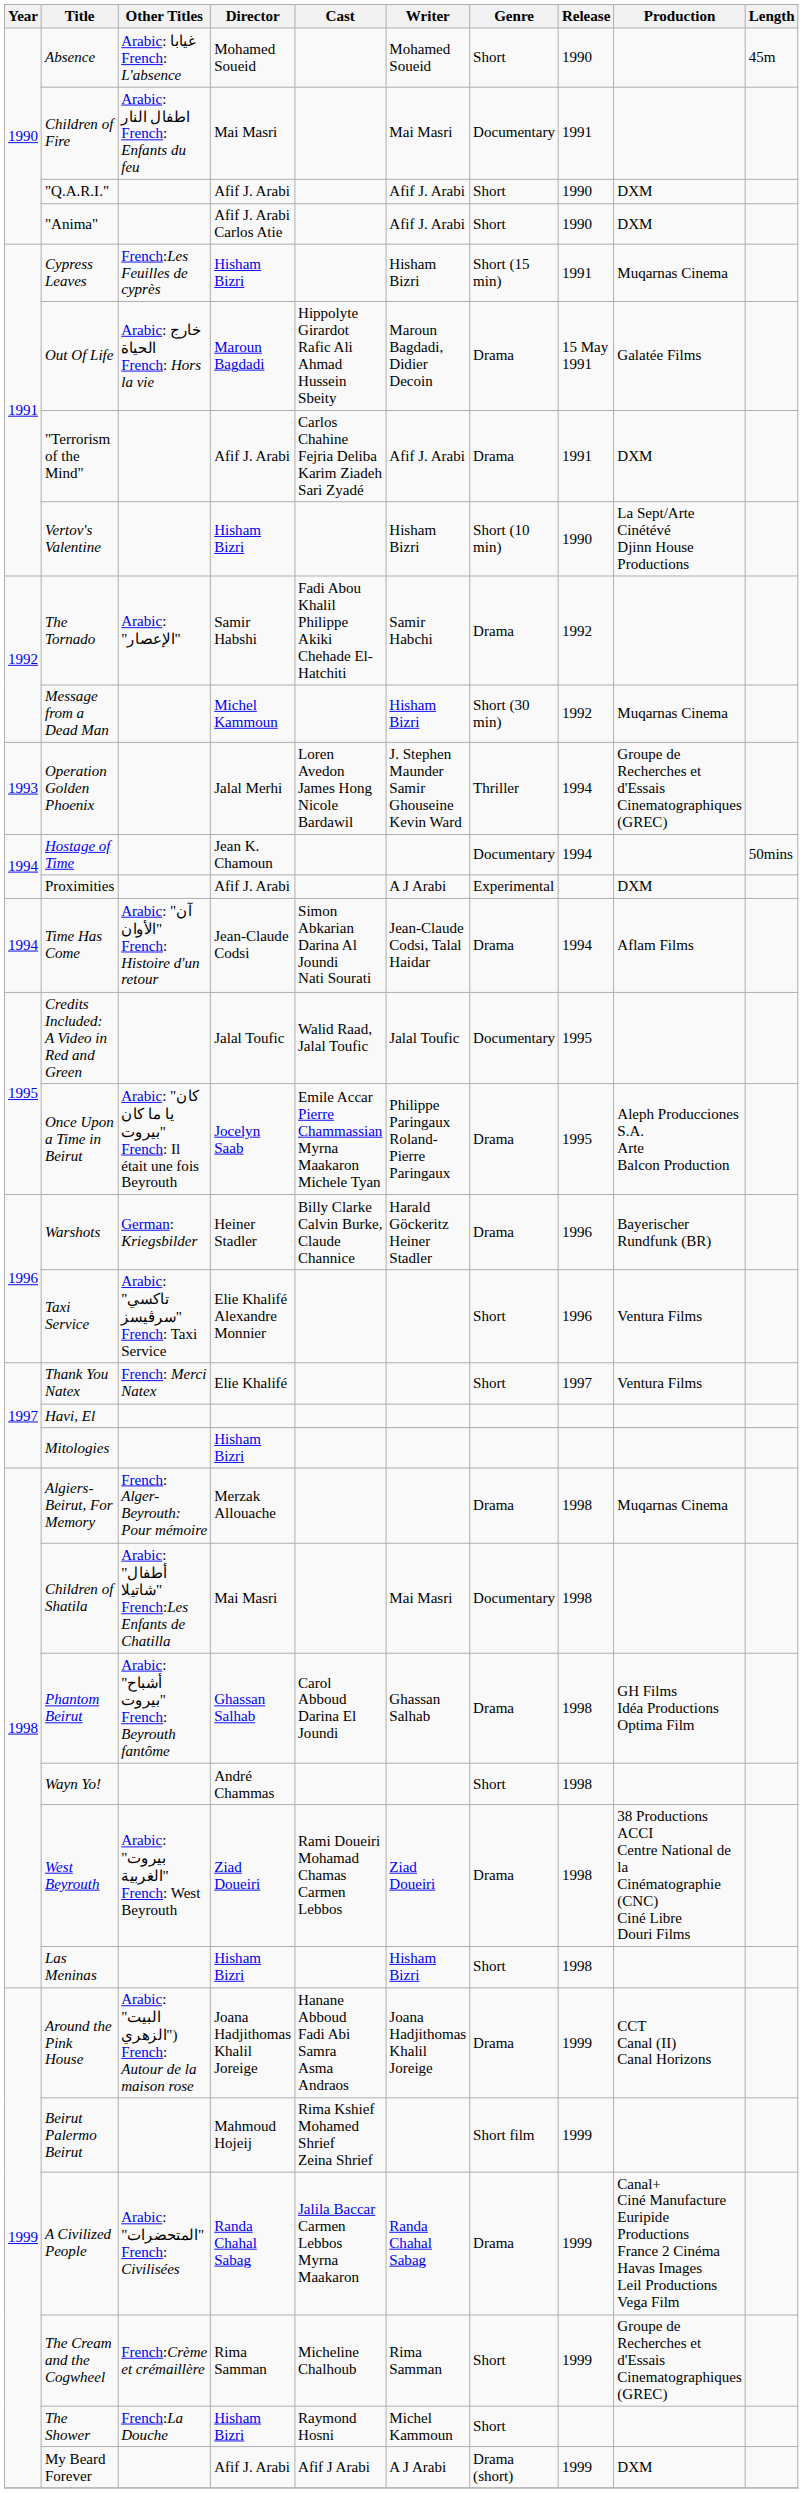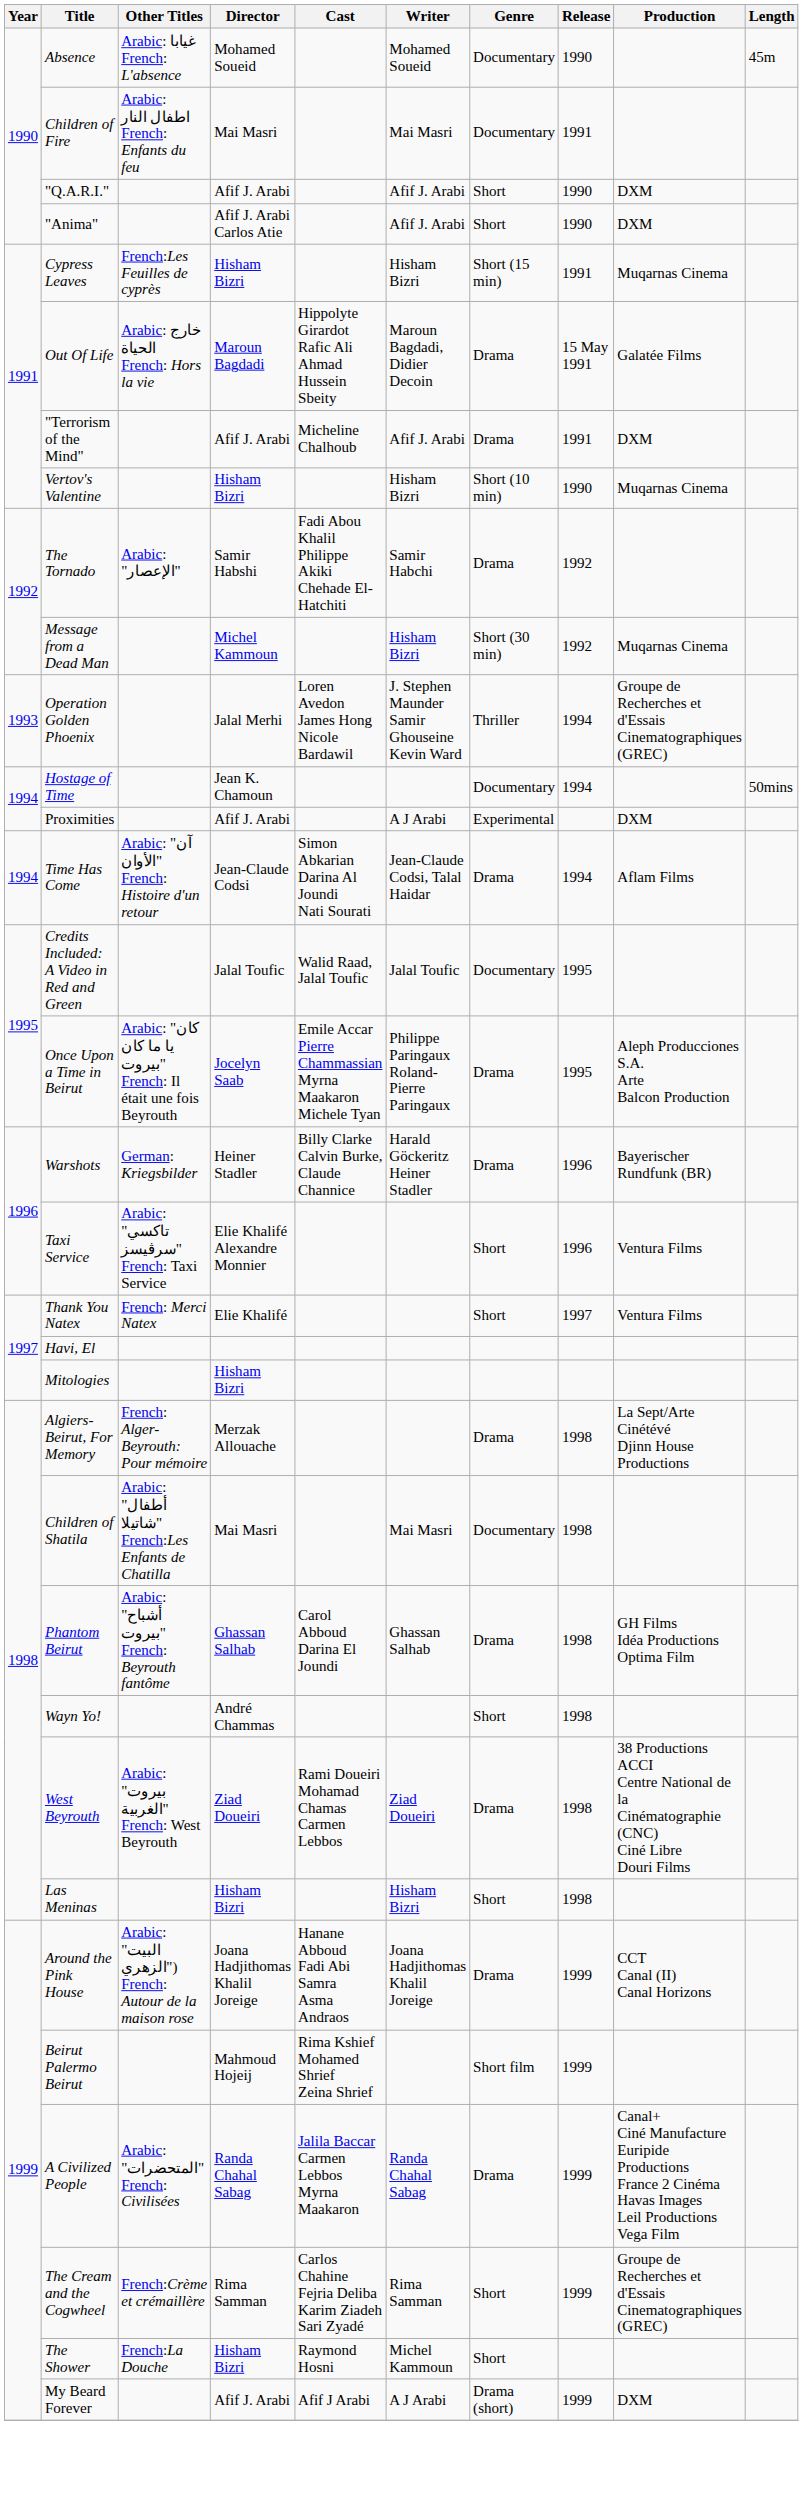(489, 57) Short -> (514, 57) Documentary
(340, 455) Carlos Chahine Fejria Deliba Karim Ziadeh Sari Zyadé -> (329, 439) Micheline Chalhoub
(656, 539) La Sept/Arte Cinétévé Djinn House Productions -> (673, 488) Muqarnas Cinema
(673, 1505) Muqarnas Cinema -> (656, 1437) La Sept/Arte Cinétévé Djinn House Productions
(329, 2360) Micheline Chalhoub -> (340, 2292) Carlos Chahine Fejria Deliba Karim Ziadeh Sari Zyadé
